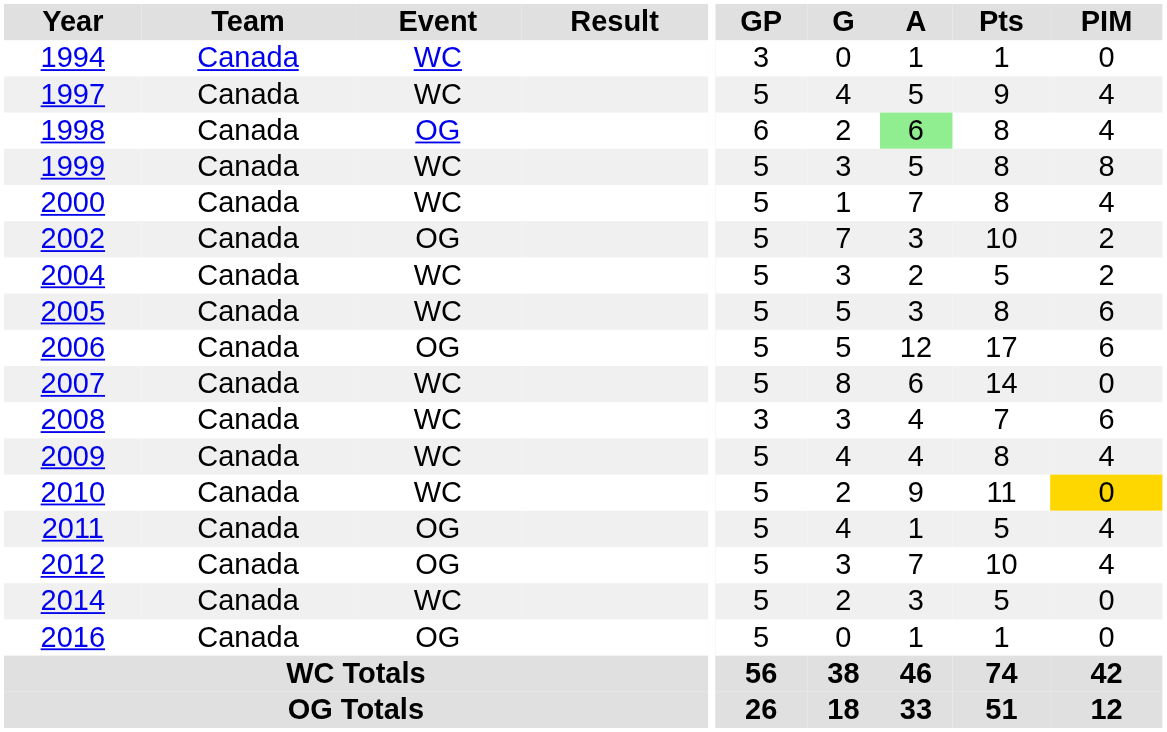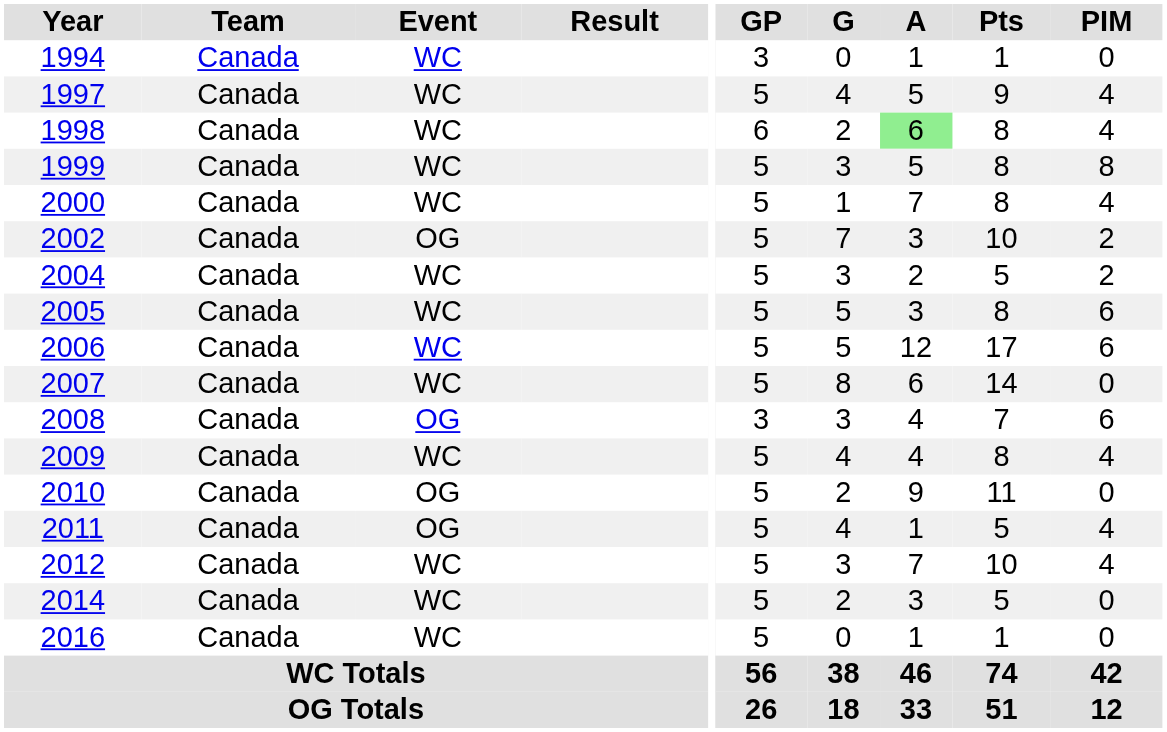(438, 130) OG -> (438, 130) WC
(438, 347) OG -> (438, 347) WC
(438, 419) WC -> (438, 419) OG
(438, 492) WC -> (438, 492) OG
(1107, 492) gold background -> (1107, 492) no background
(438, 564) OG -> (438, 564) WC
(438, 637) OG -> (438, 637) WC
